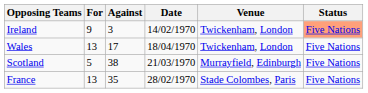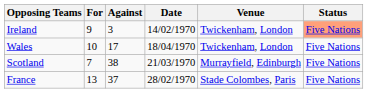(92, 46) 13 -> (92, 46) 10
(89, 63) 5 -> (89, 63) 7
(113, 79) 35 -> (113, 79) 37
